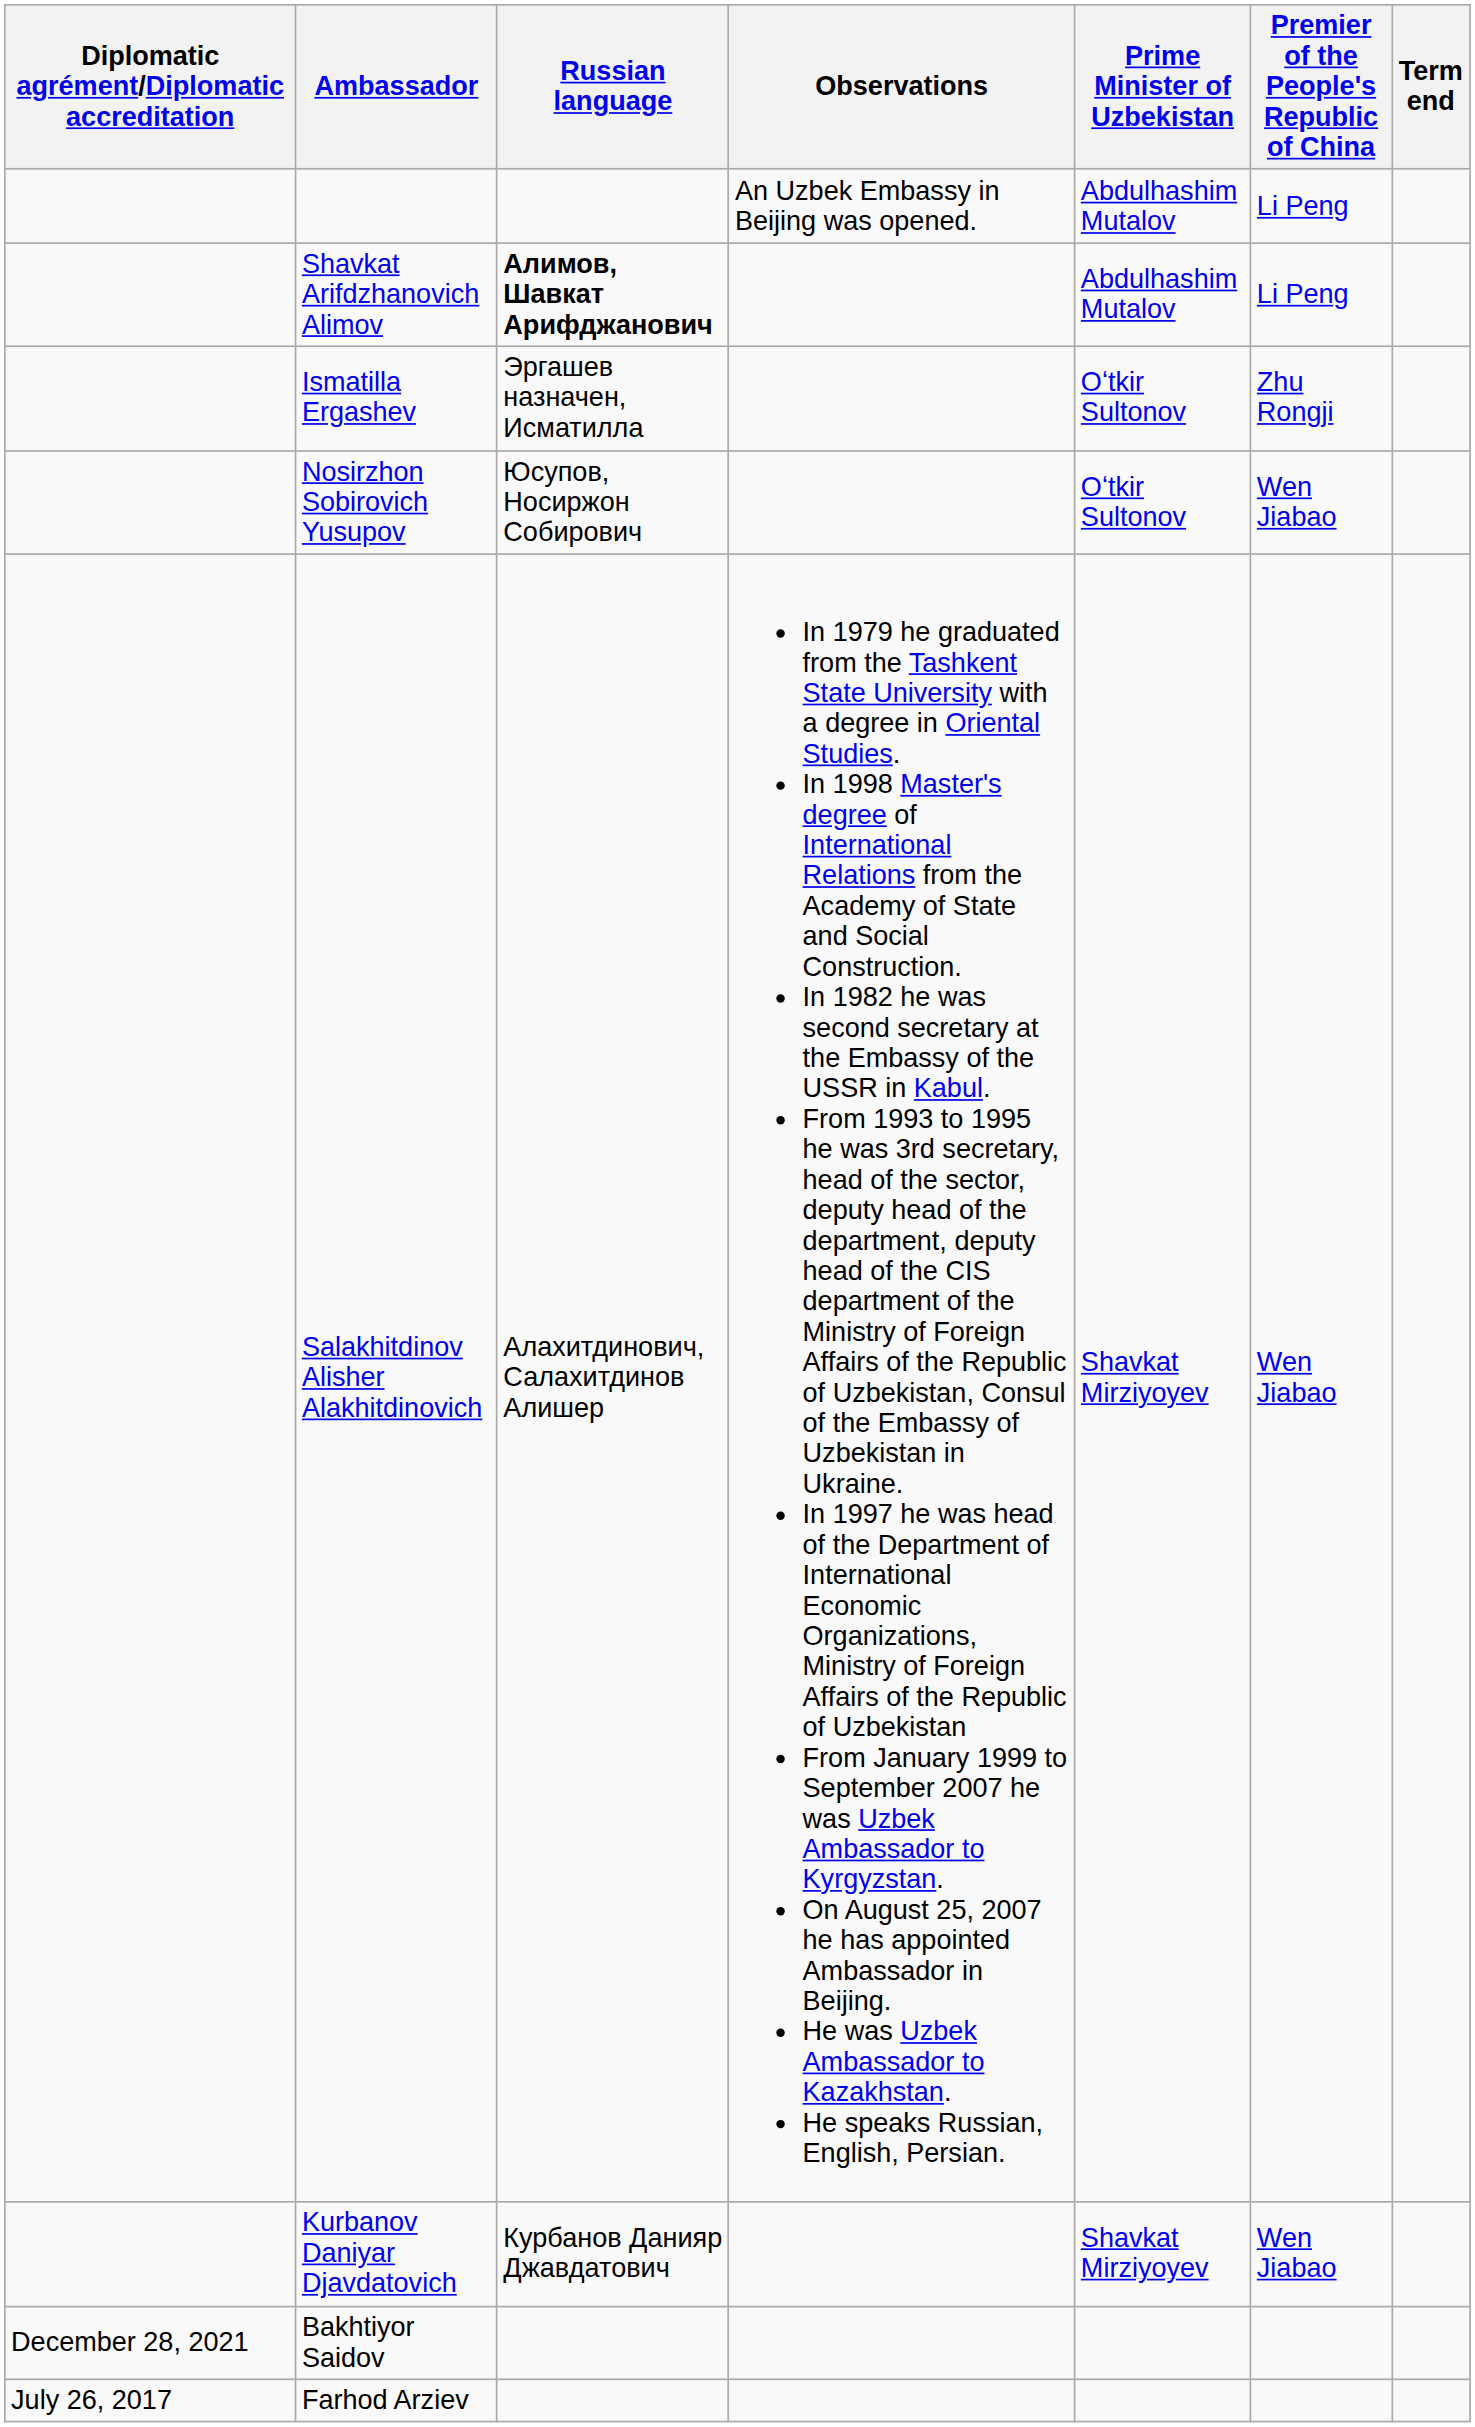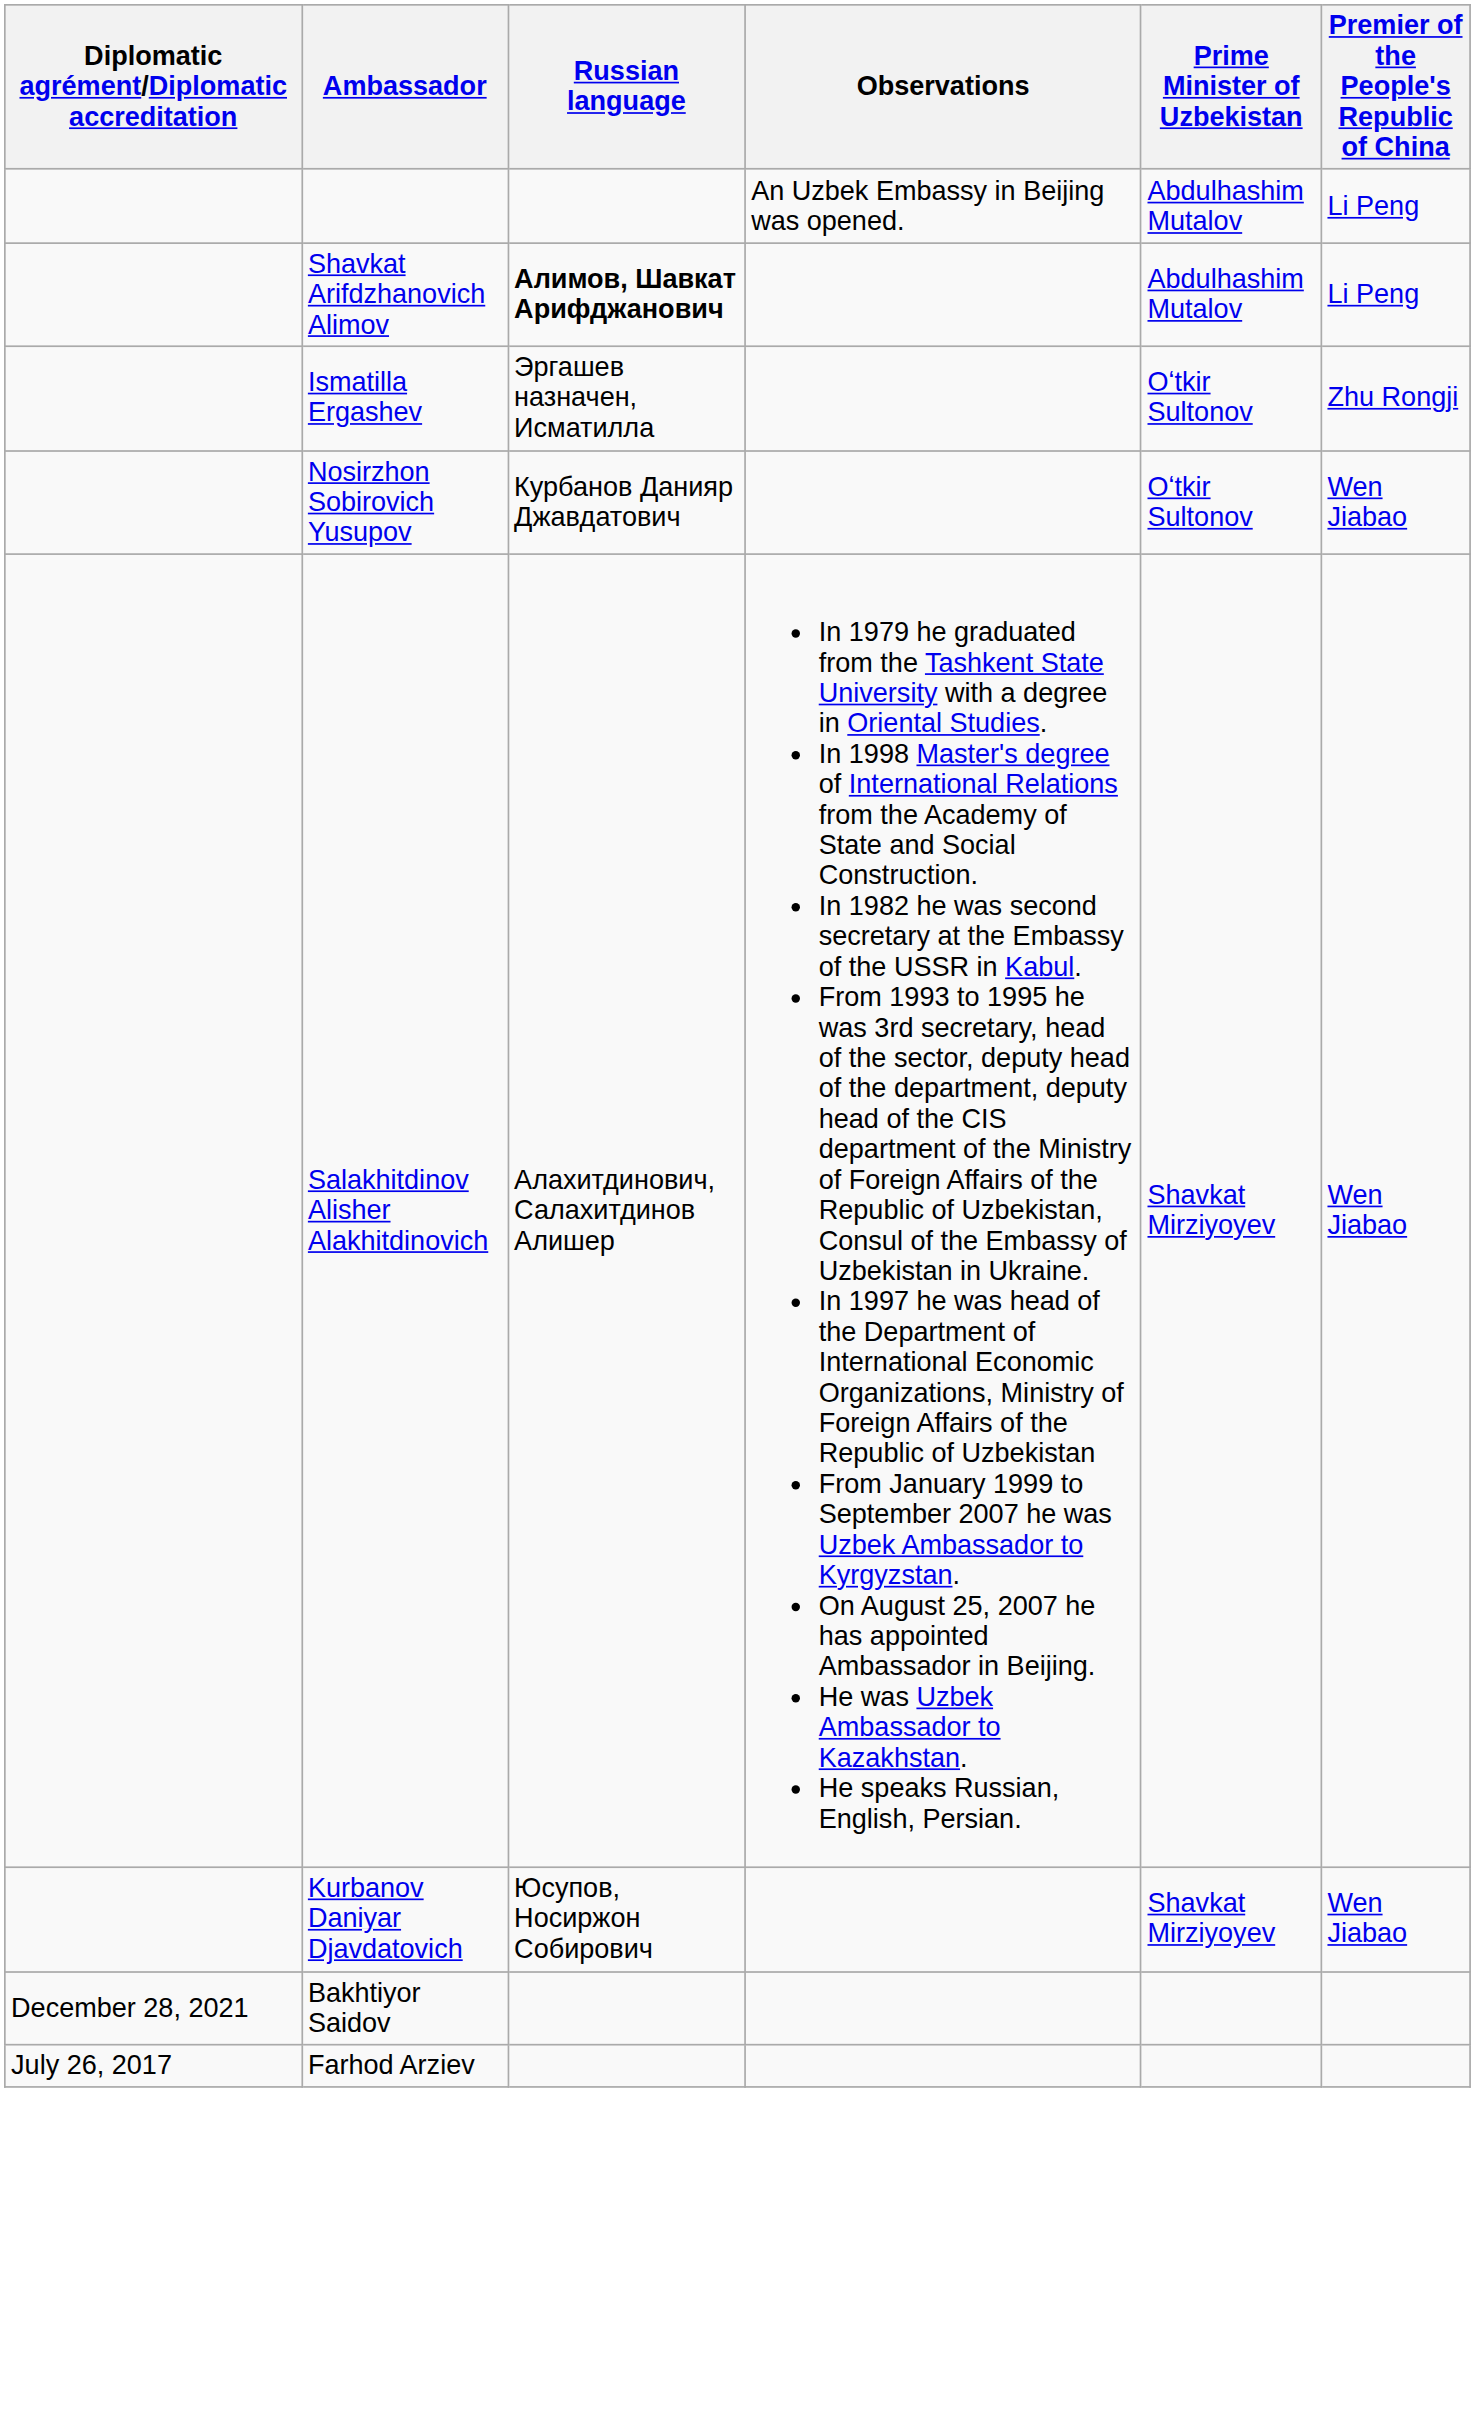- column: (1431, 86)
(573, 501) Юсупов, Носиржон Собирович -> (624, 501) Курбанов Данияр Джавдатович
(613, 2253) Курбанов Данияр Джавдатович -> (584, 1919) Юсупов, Носиржон Собирович
